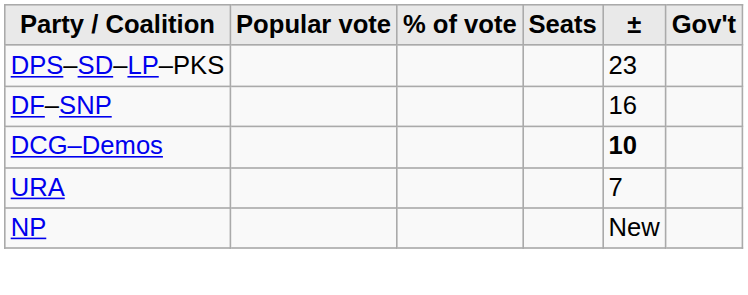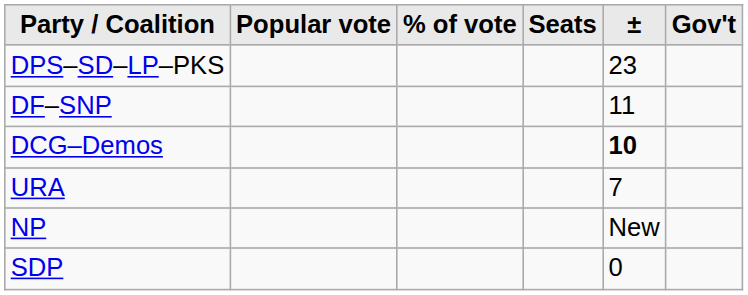(623, 106) 16 -> (622, 106) 11
+ row: (37, 268)
